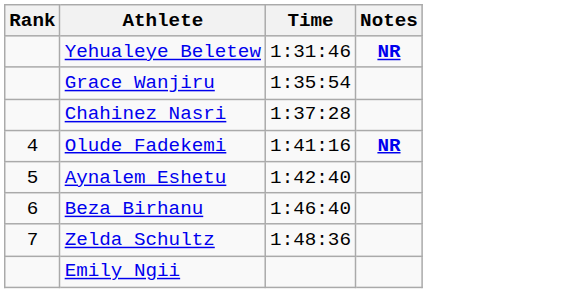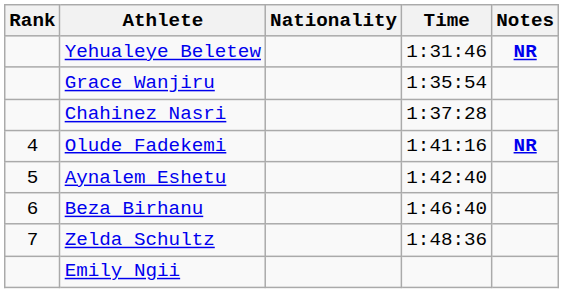+ column: (334, 20)
